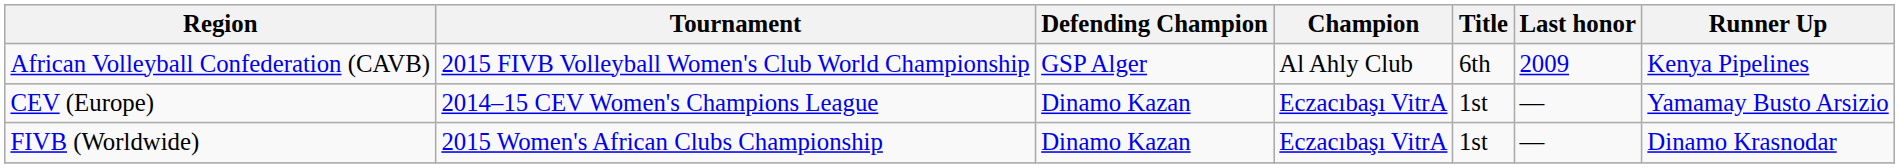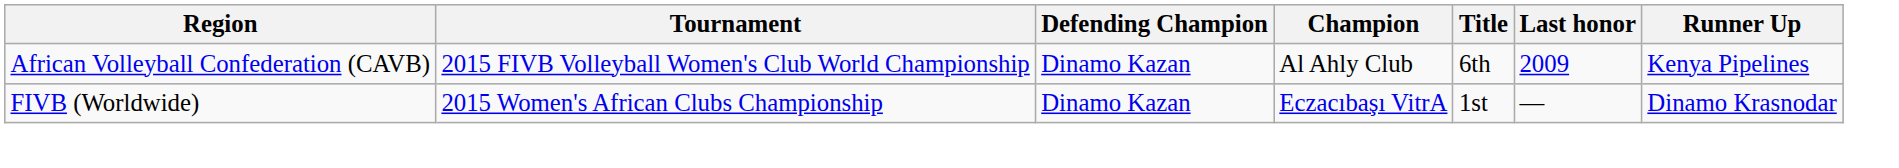(1094, 63) GSP Alger -> (1116, 63) Dinamo Kazan
- row: (82, 102)
